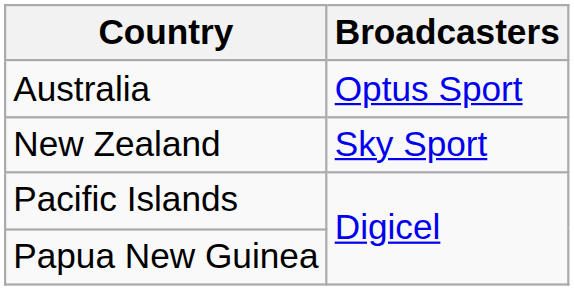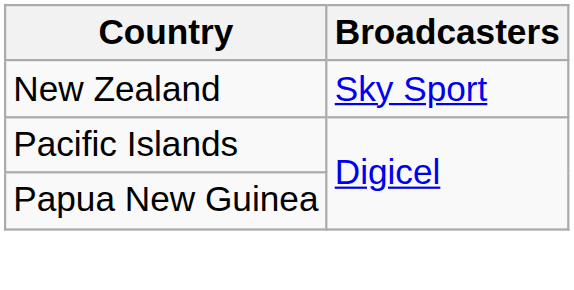- row: (82, 88)
